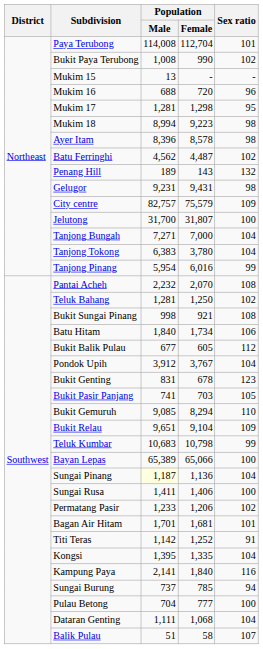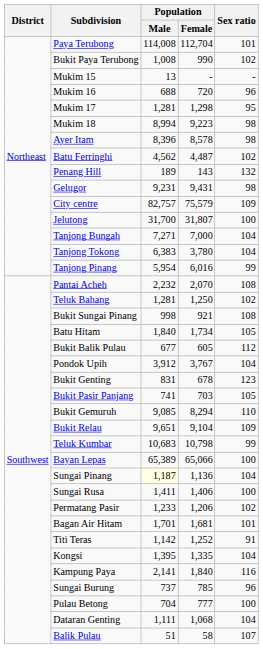(248, 332) 106 -> (248, 332) 105
(251, 587) 94 -> (251, 587) 96
